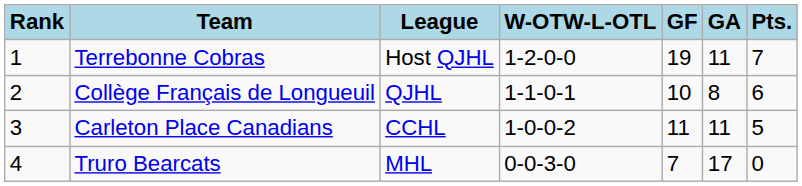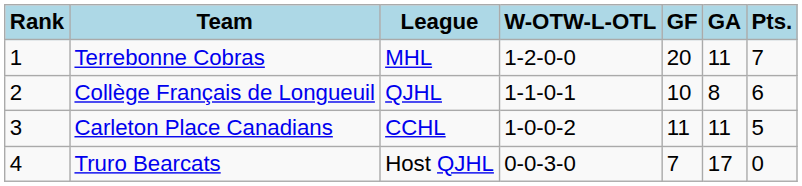(440, 57) Host QJHL -> (409, 57) MHL
(679, 57) 19 -> (679, 57) 20
(409, 163) MHL -> (440, 163) Host QJHL
